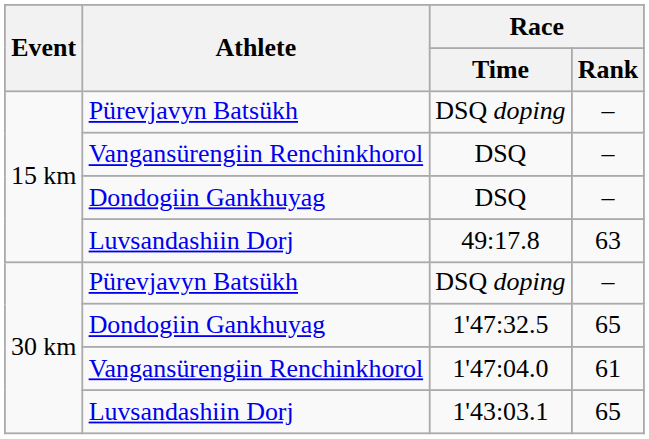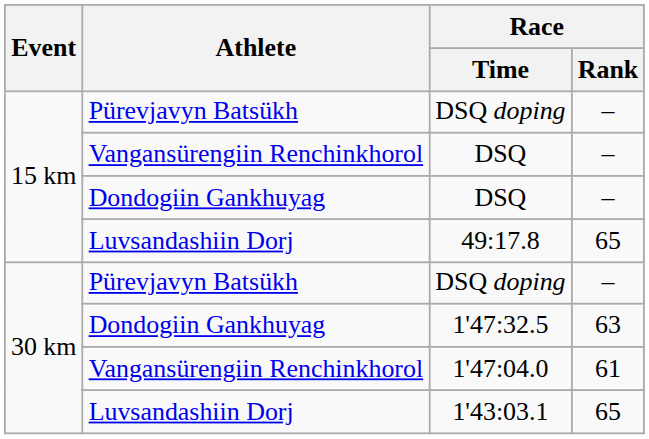(608, 240) 63 -> (608, 240) 65
(608, 325) 65 -> (608, 325) 63
